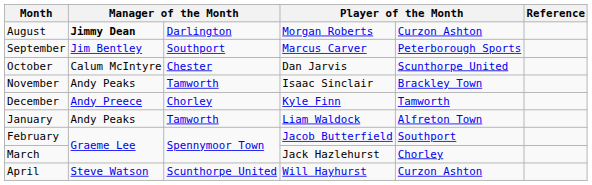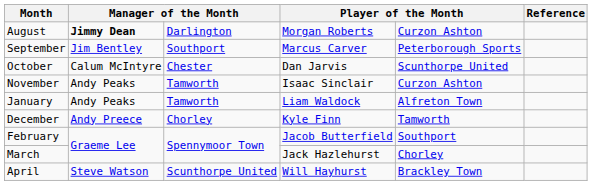(440, 84) Brackley Town -> (440, 84) Curzon Ashton
rows swapped: (33, 101) <-> (30, 119)
(440, 171) Curzon Ashton -> (440, 171) Brackley Town
